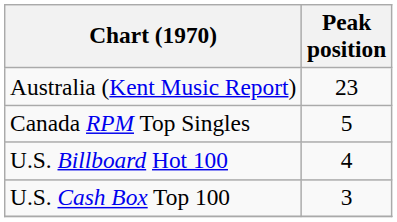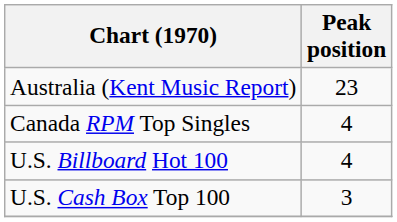(347, 123) 5 -> (347, 123) 4
